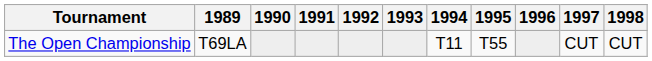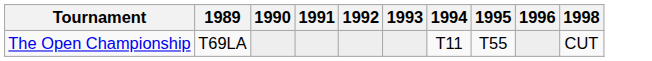- column: (581, 18)
